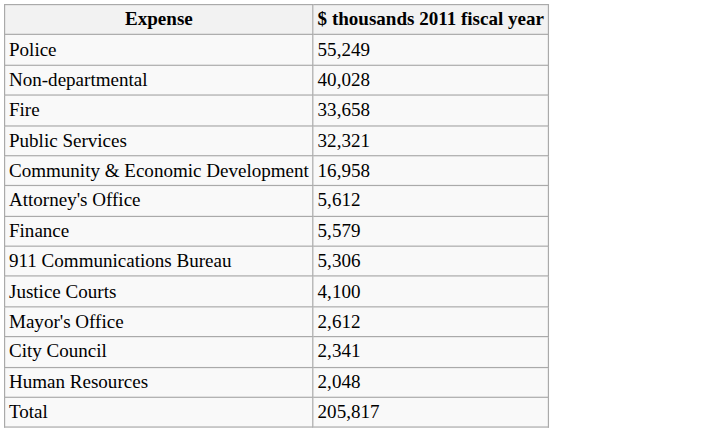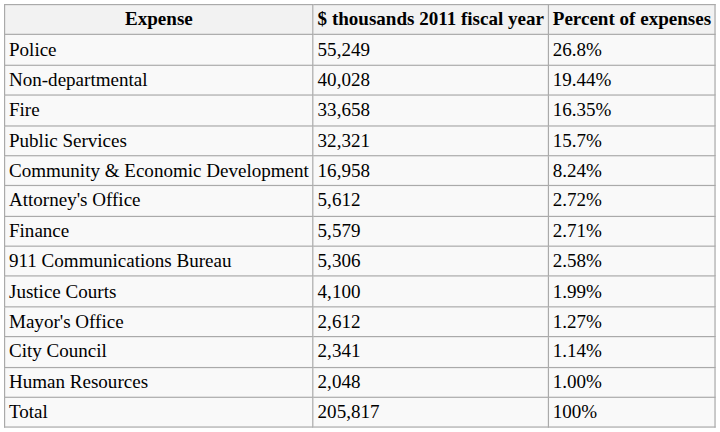+ column: (632, 19)
